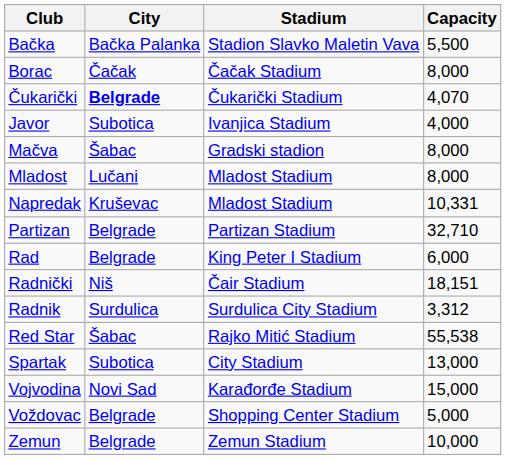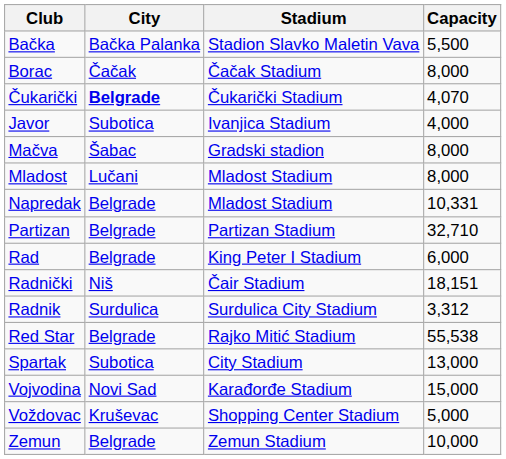(123, 203) Kruševac -> (122, 203) Belgrade
(112, 336) Šabac -> (122, 336) Belgrade
(122, 415) Belgrade -> (123, 415) Kruševac
